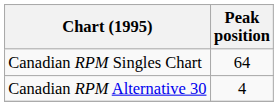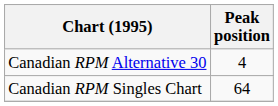rows swapped: (105, 62) <-> (107, 88)
